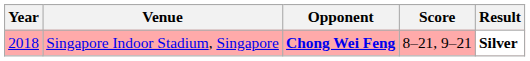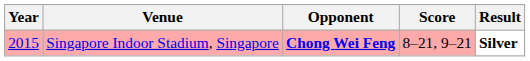(24, 43) 2018 -> (24, 43) 2015
